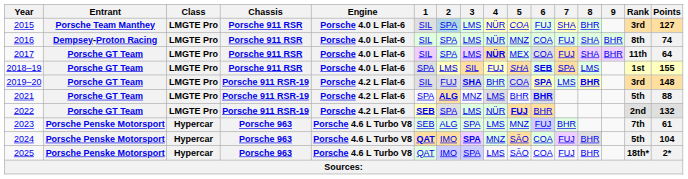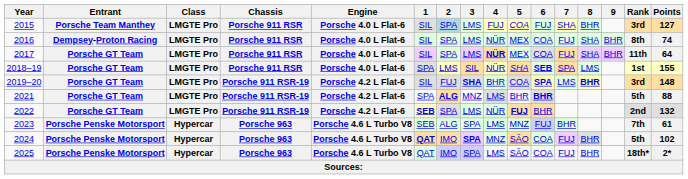(496, 25) NÜR -> (496, 25) FUJ
(519, 39) MNZ -> (519, 39) MEX
(496, 68) FUJ -> (496, 68) NÜR
(667, 138) 104 -> (667, 138) 102
